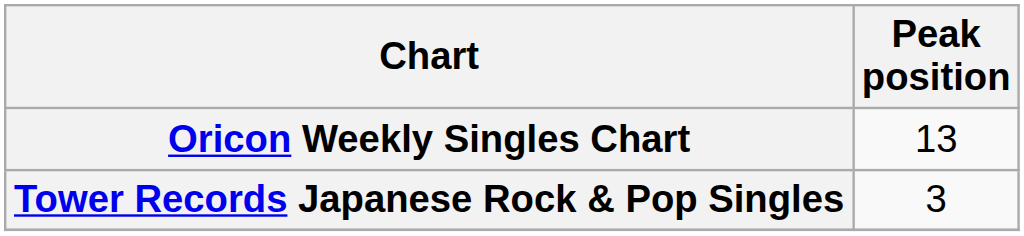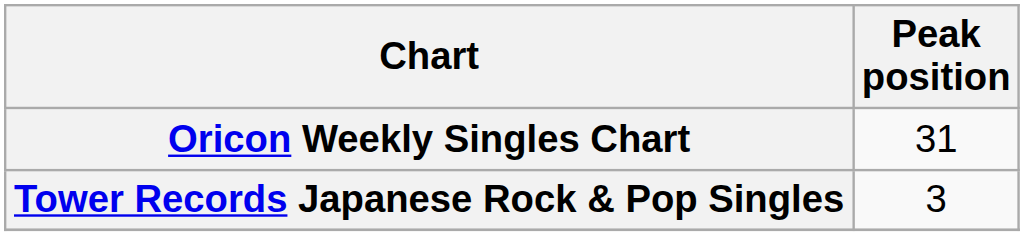(936, 138) 13 -> (936, 138) 31
